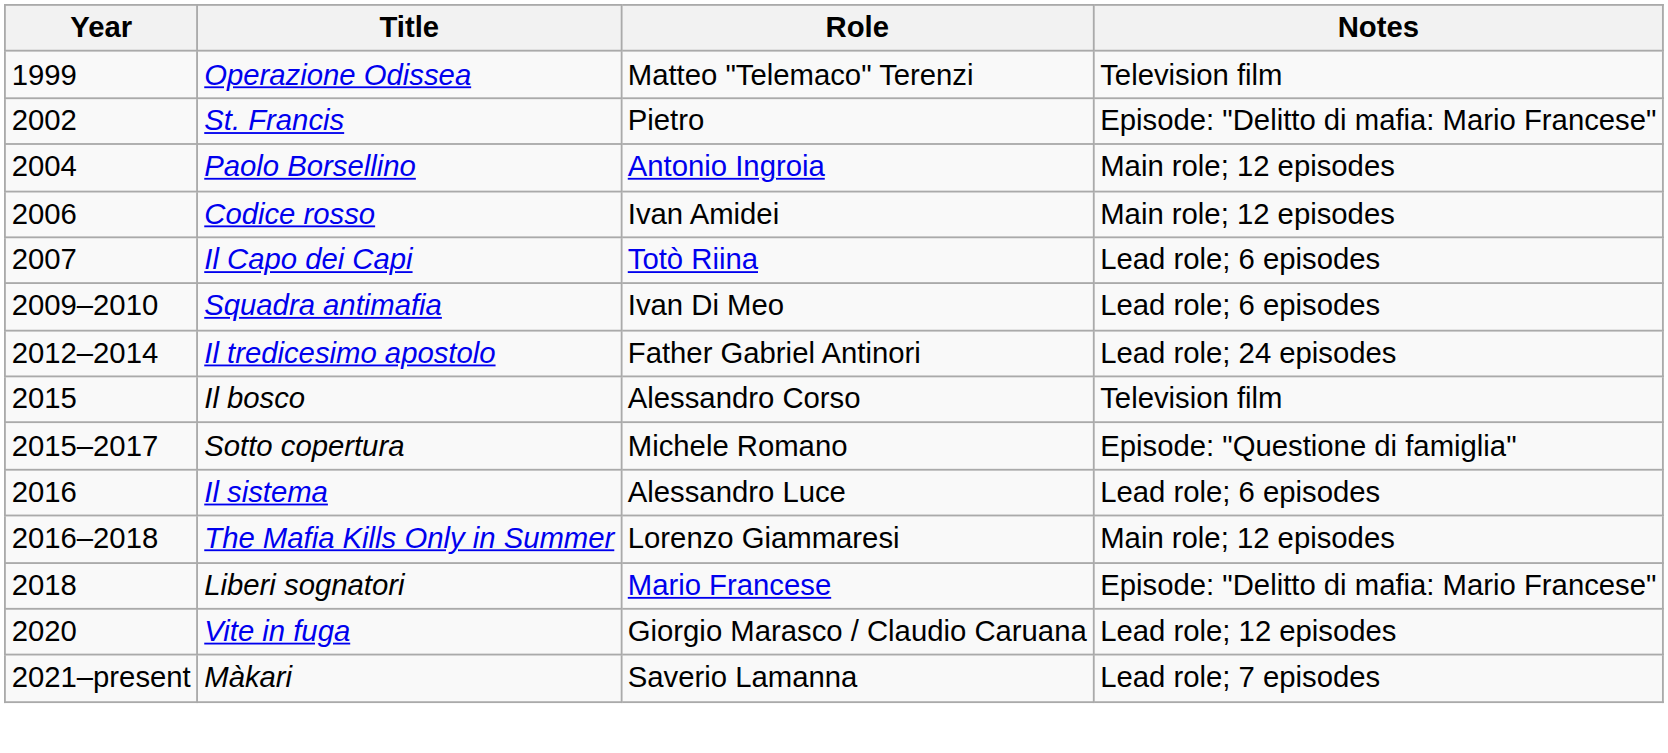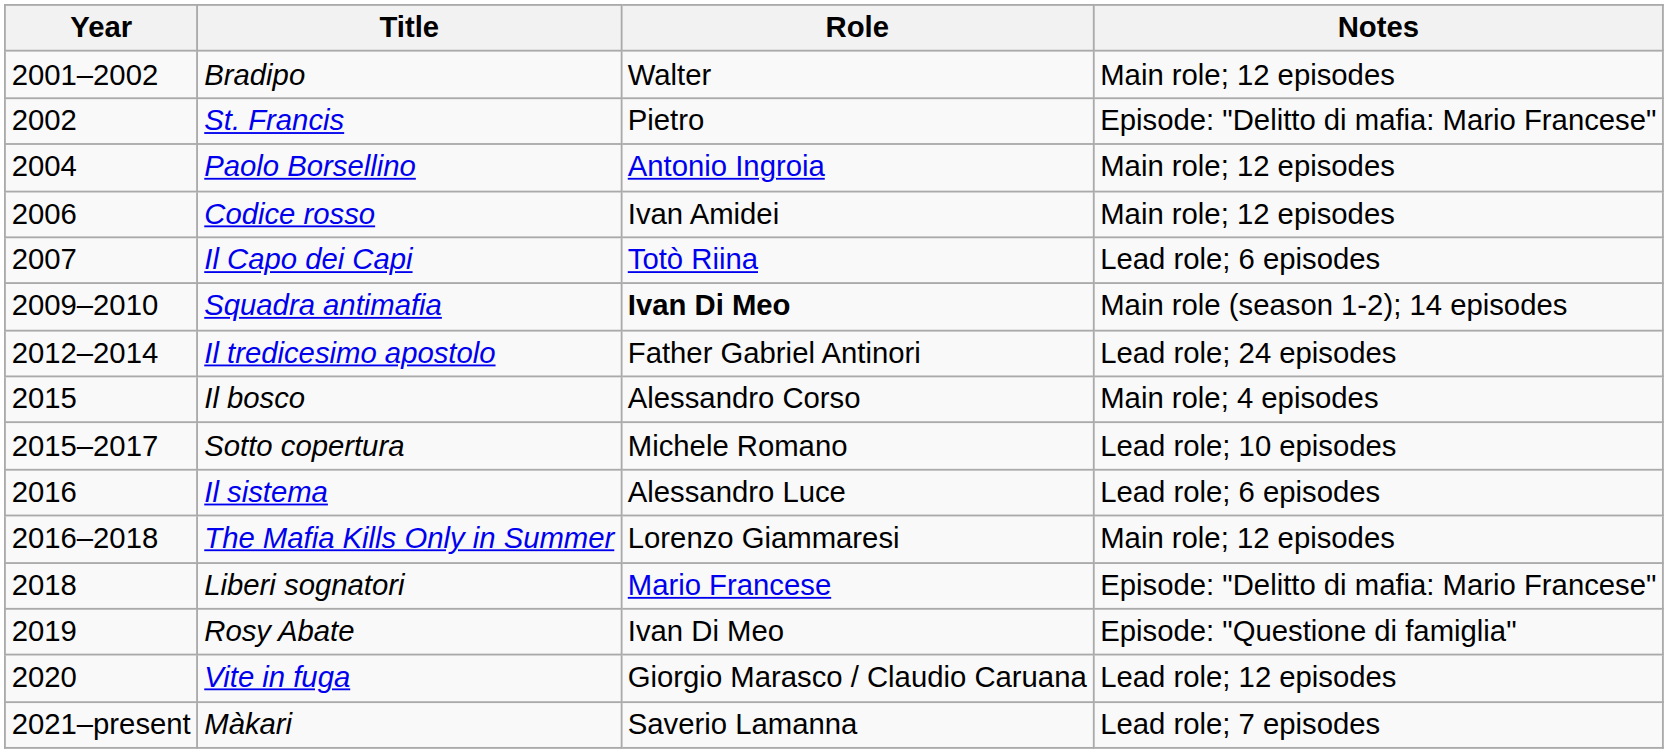- row: (338, 74)
+ row: (255, 74)
(706, 306) normal -> (709, 306) bold
(1240, 306) Lead role; 6 episodes -> (1334, 306) Main role (season 1-2); 14 episodes
(1191, 399) Television film -> (1239, 399) Main role; 4 episodes
(1308, 445) Episode: "Questione di famiglia" -> (1248, 445) Lead role; 10 episodes
+ row: (279, 631)
